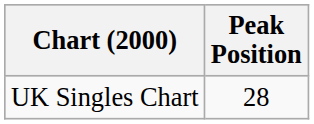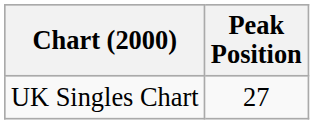(256, 97) 28 -> (256, 97) 27
